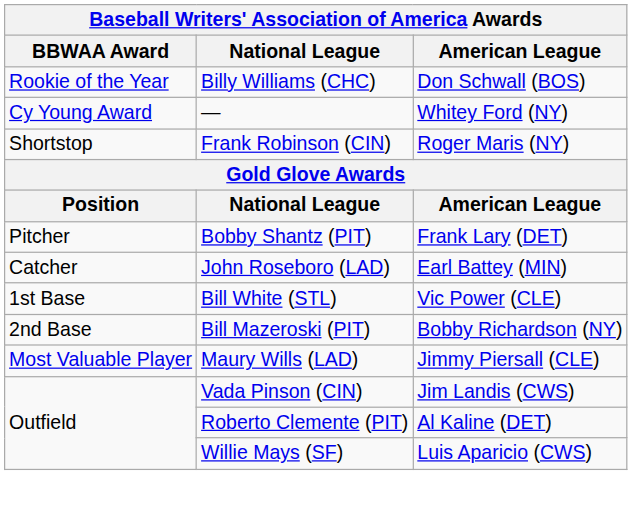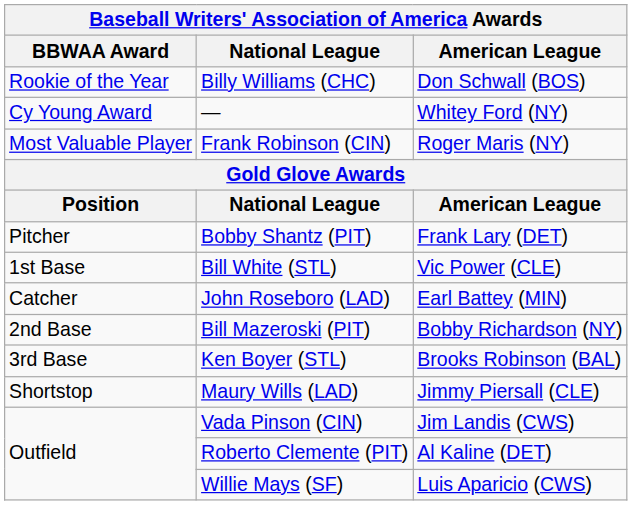(51, 143) Shortstop -> (101, 143) Most Valuable Player
rows swapped: (296, 267) <-> (269, 298)
+ row: (274, 360)
(101, 360) Most Valuable Player -> (51, 391) Shortstop
